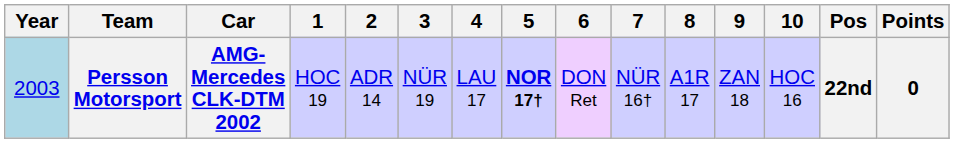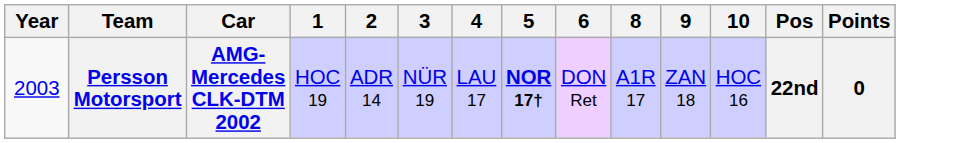- column: (638, 21)
(37, 88) lightblue background -> (37, 88) no background
